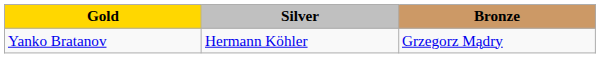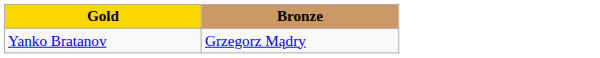- column: (300, 16)
